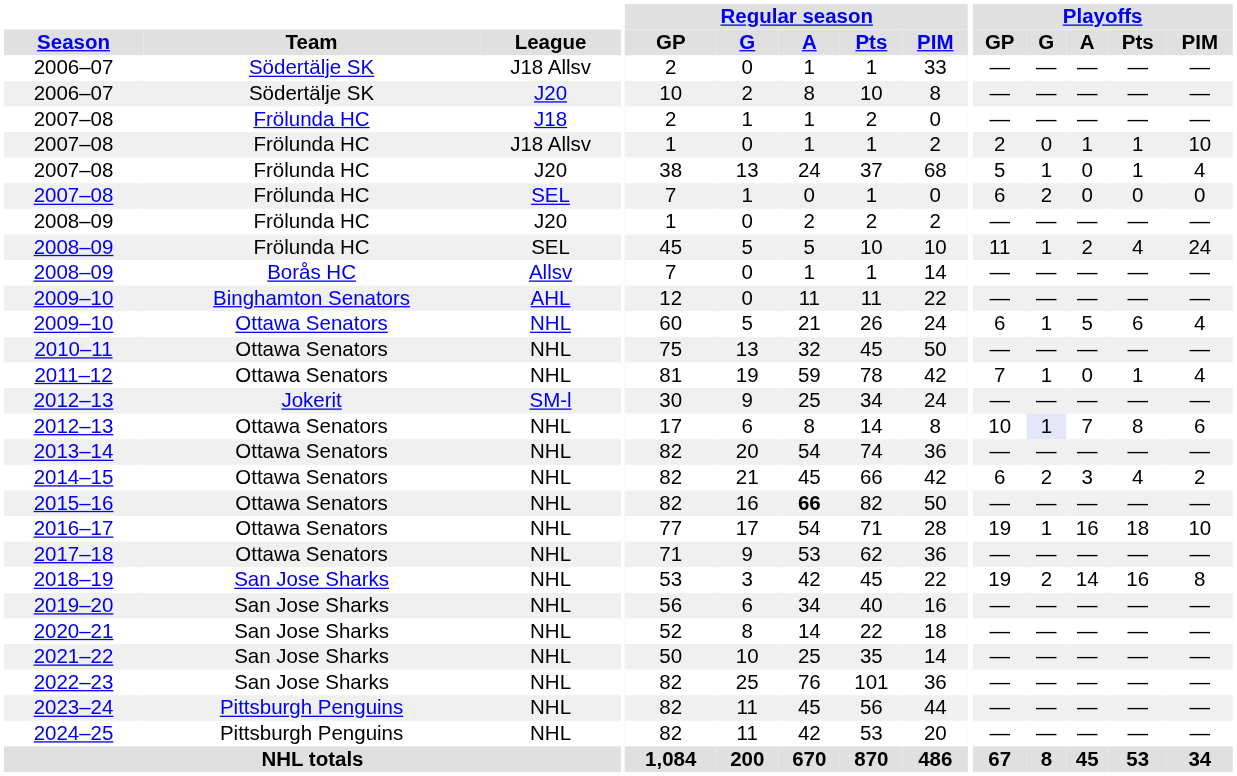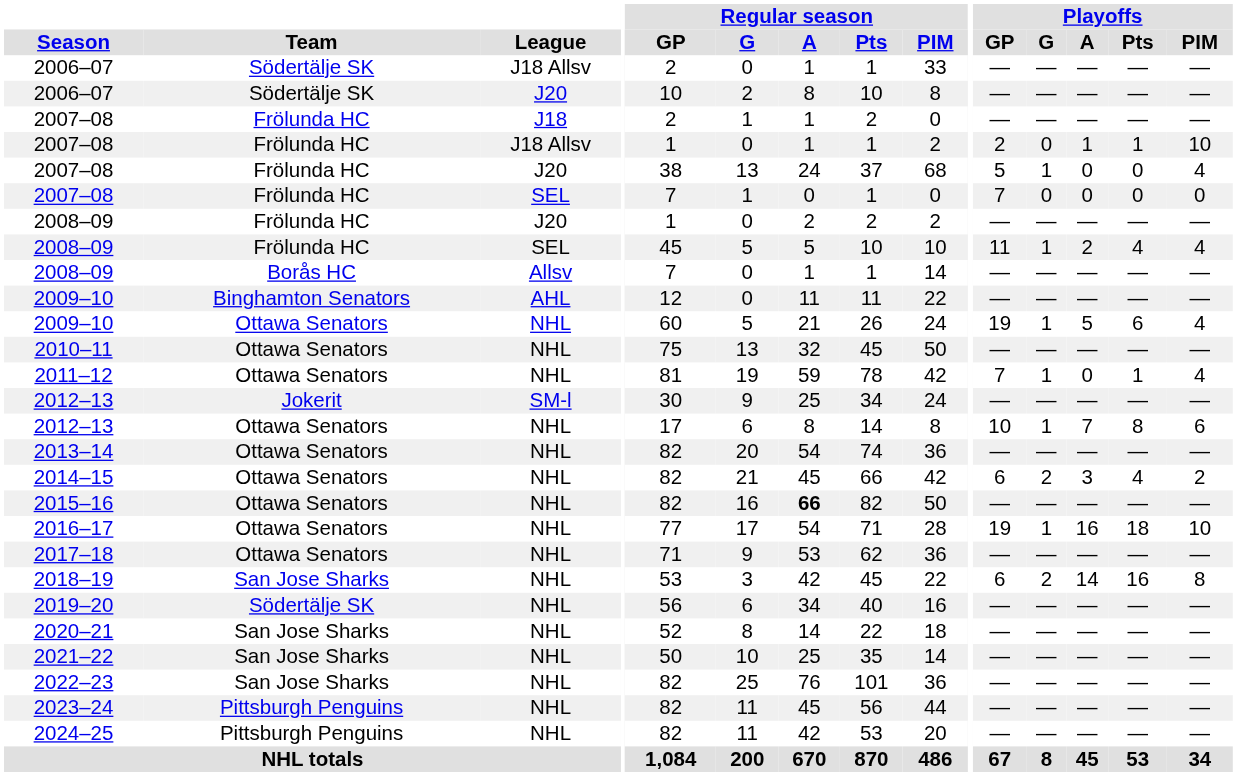(1138, 170) 1 -> (1138, 170) 0
(1000, 195) 6 -> (1000, 195) 7
(1046, 195) 2 -> (1046, 195) 0
(1200, 247) 24 -> (1200, 247) 4
(1000, 323) 6 -> (1000, 323) 19
(1046, 426) lavender background -> (1046, 426) no background
(1000, 579) 19 -> (1000, 579) 6
(312, 605) San Jose Sharks -> (312, 605) Södertälje SK
